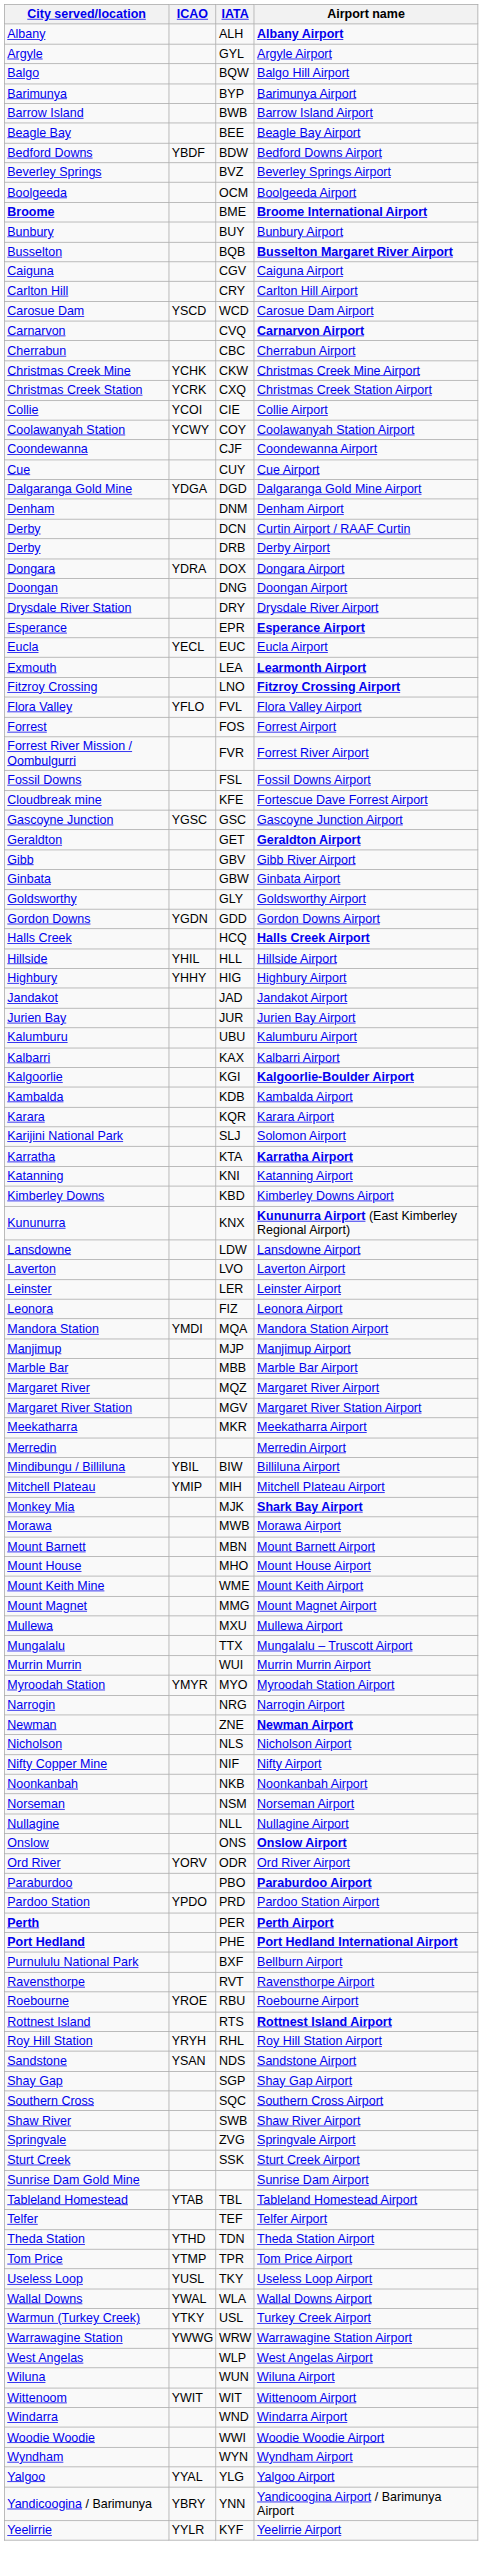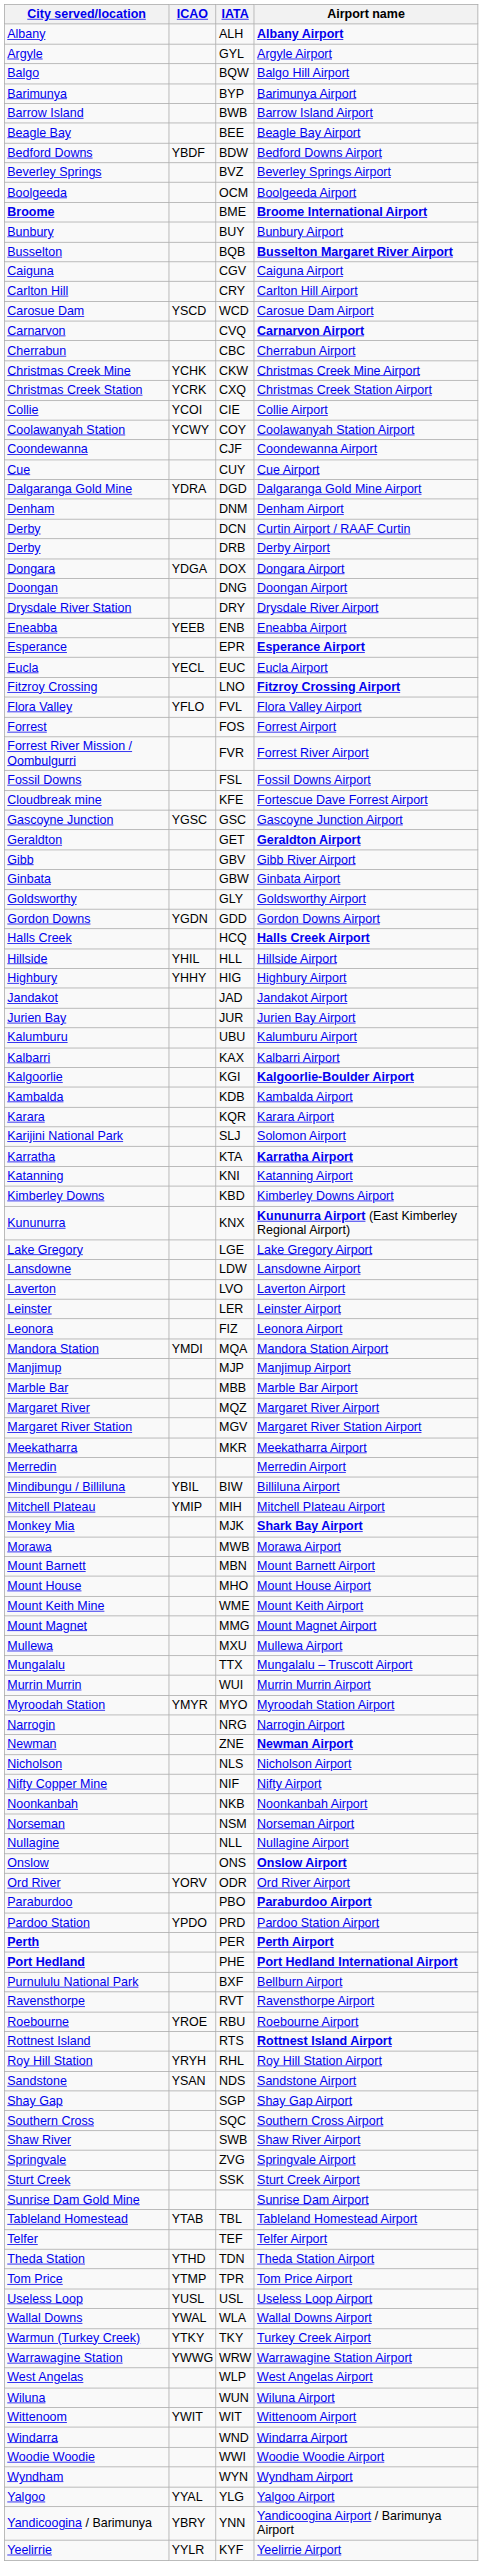(189, 489) YDGA -> (189, 489) YDRA
(189, 568) YDRA -> (189, 568) YDGA
+ row: (302, 627)
- row: (312, 667)
+ row: (315, 1249)
(231, 2279) TKY -> (231, 2298) USL
(231, 2318) USL -> (231, 2338) TKY
